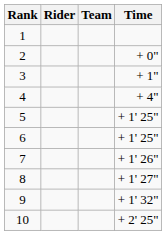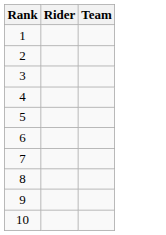- column: (138, 14)
